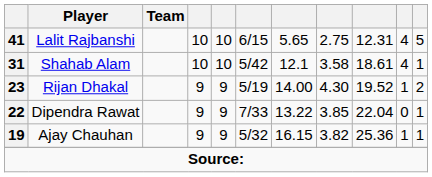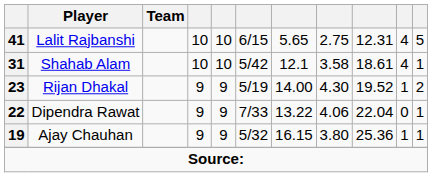(334, 111) 3.85 -> (334, 111) 4.06
(334, 135) 3.82 -> (334, 135) 3.80
